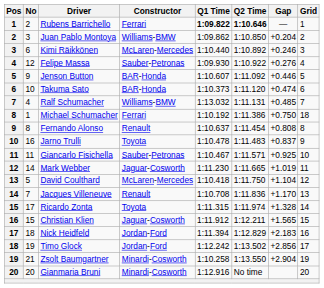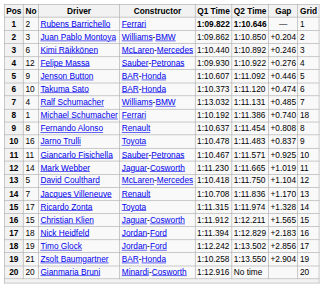(283, 115) +0.750 -> (283, 115) +0.740
(154, 259) Minardi-Cosworth -> (144, 259) BAR-Honda
